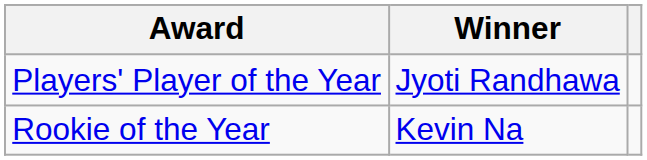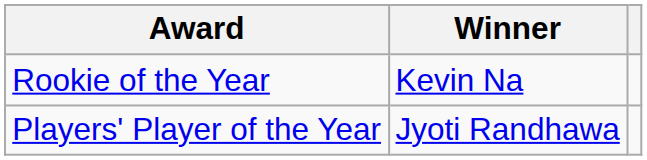rows swapped: (197, 79) <-> (141, 129)
